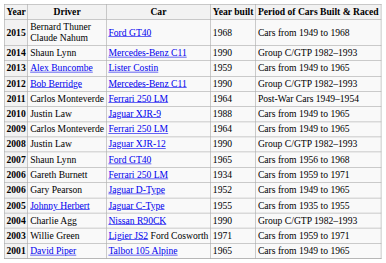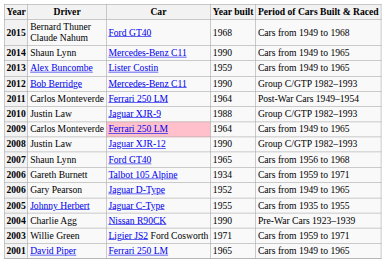(308, 53) Group C/GTP 1982–1993 -> (304, 53) Cars from 1949 to 1965
(304, 114) Cars from 1949 to 1965 -> (308, 114) Group C/GTP 1982–1993
(138, 129) no background -> (138, 129) pink background
(138, 175) Ferrari 250 LM -> (143, 175) Talbot 105 Alpine
(308, 220) Group C/GTP 1982–1993 -> (307, 220) Pre-War Cars 1923–1939
(143, 251) Talbot 105 Alpine -> (138, 251) Ferrari 250 LM
